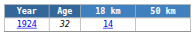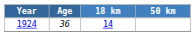(65, 25) 32 -> (65, 25) 36
